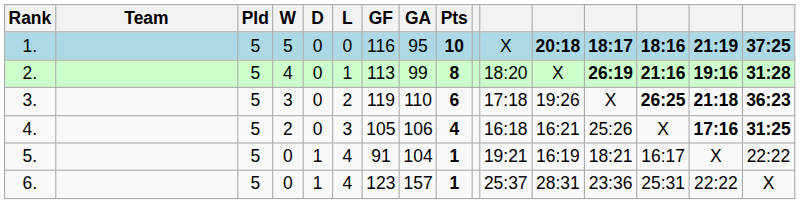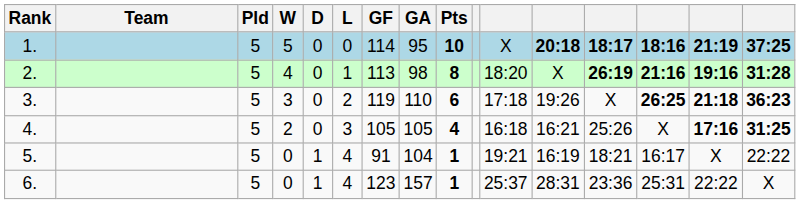(381, 45) 116 -> (381, 45) 114
(418, 73) 99 -> (418, 73) 98
(418, 128) 106 -> (418, 128) 105
